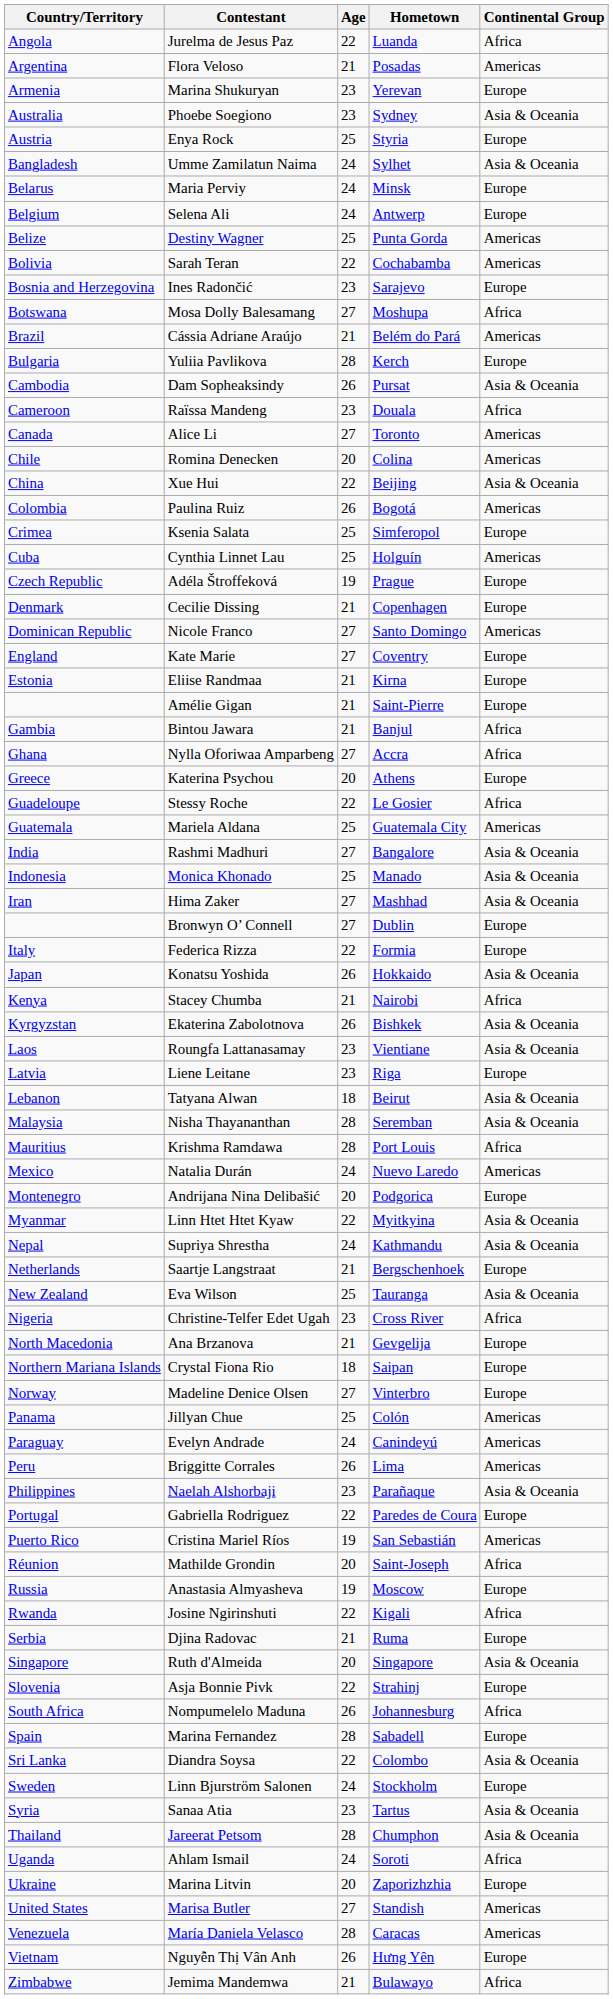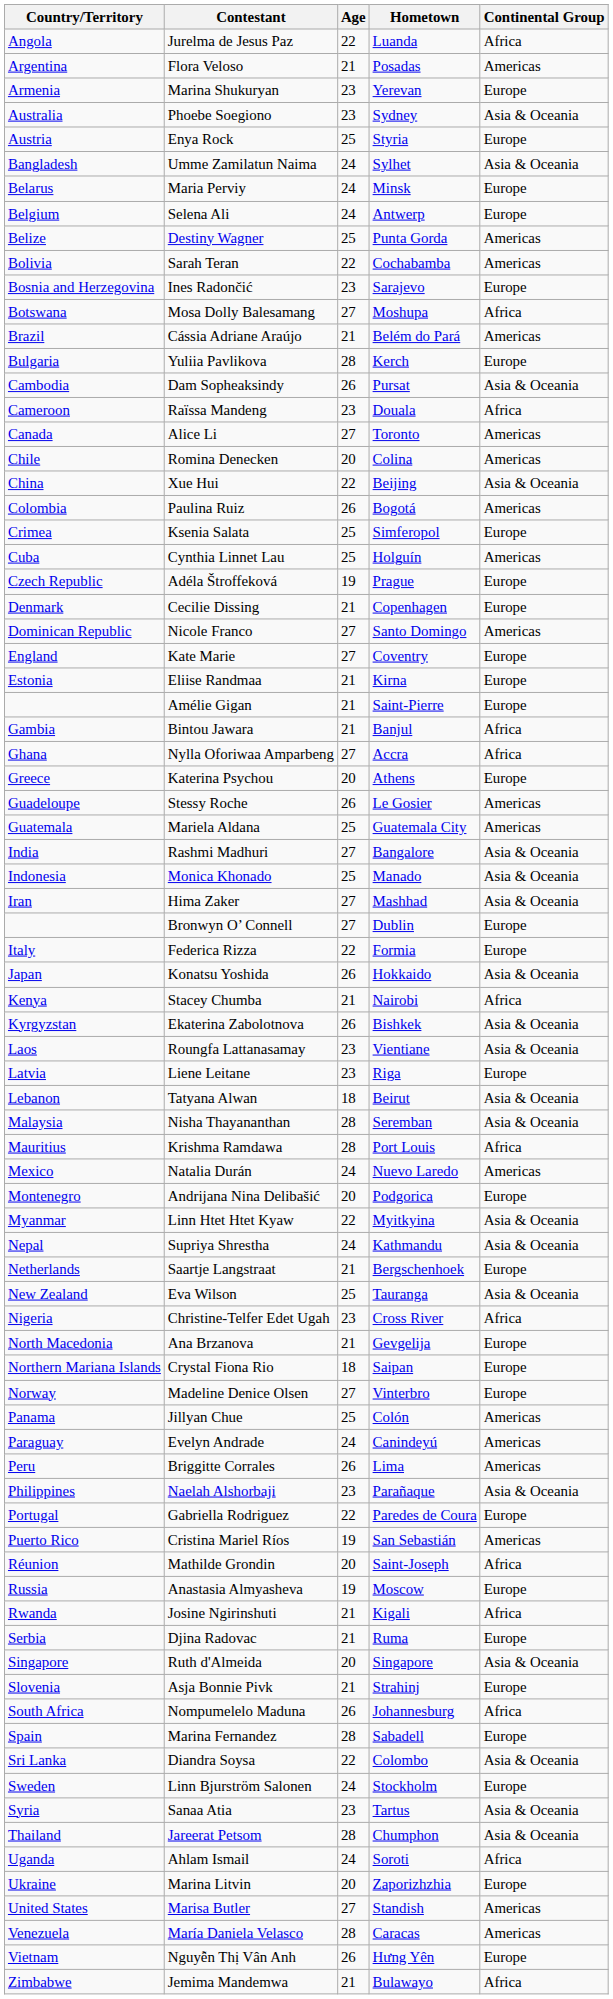(348, 802) 22 -> (348, 802) 26
(503, 802) Africa -> (512, 802) Americas
(348, 1613) 22 -> (348, 1613) 21
(348, 1687) 22 -> (348, 1687) 21
